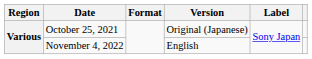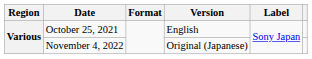(207, 29) Original (Japanese) -> (182, 29) English
(182, 45) English -> (207, 45) Original (Japanese)
